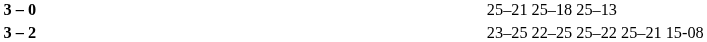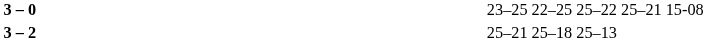(552, 10) 25–21 25–18 25–13 -> (595, 10) 23–25 22–25 25–22 25–21 15-08
(595, 32) 23–25 22–25 25–22 25–21 15-08 -> (552, 32) 25–21 25–18 25–13
